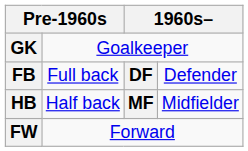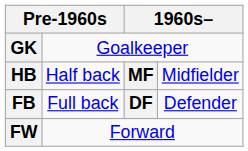rows swapped: (24, 75) <-> (24, 103)
